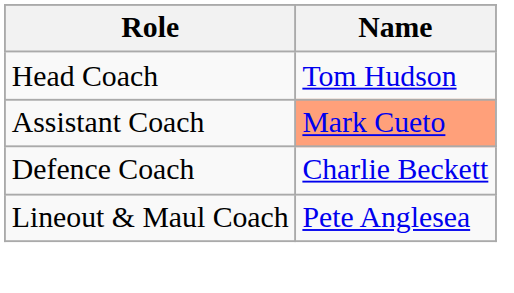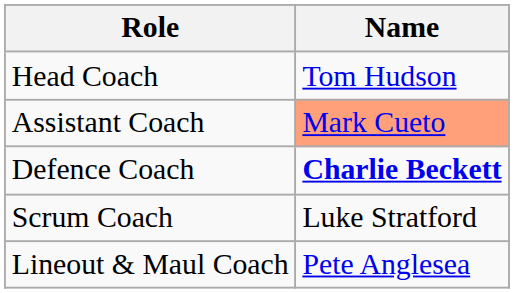(395, 169) normal -> (402, 169) bold
+ row: (92, 216)
